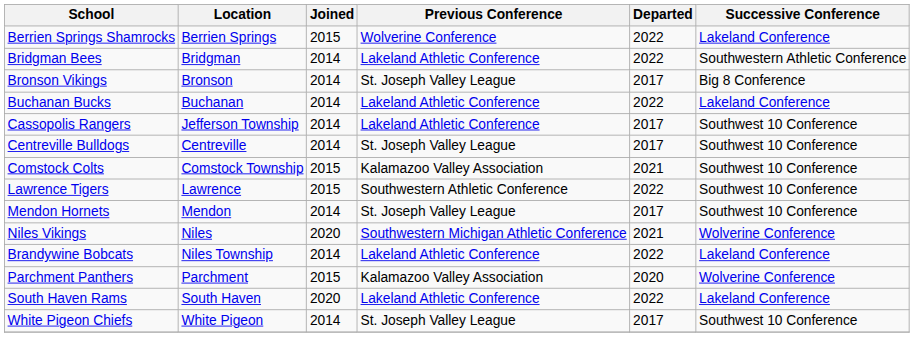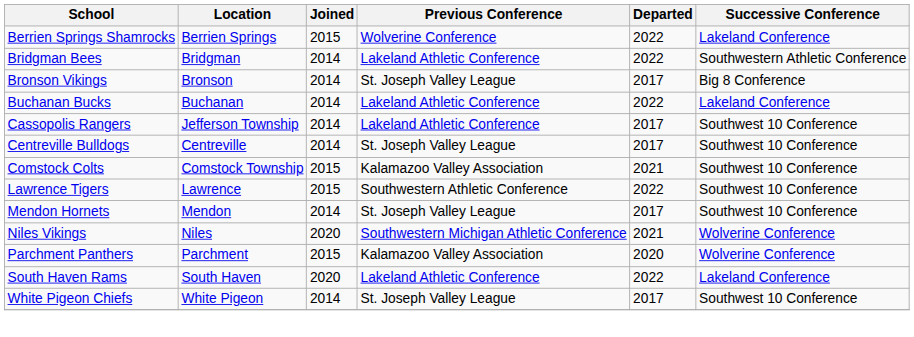- row: (70, 255)
